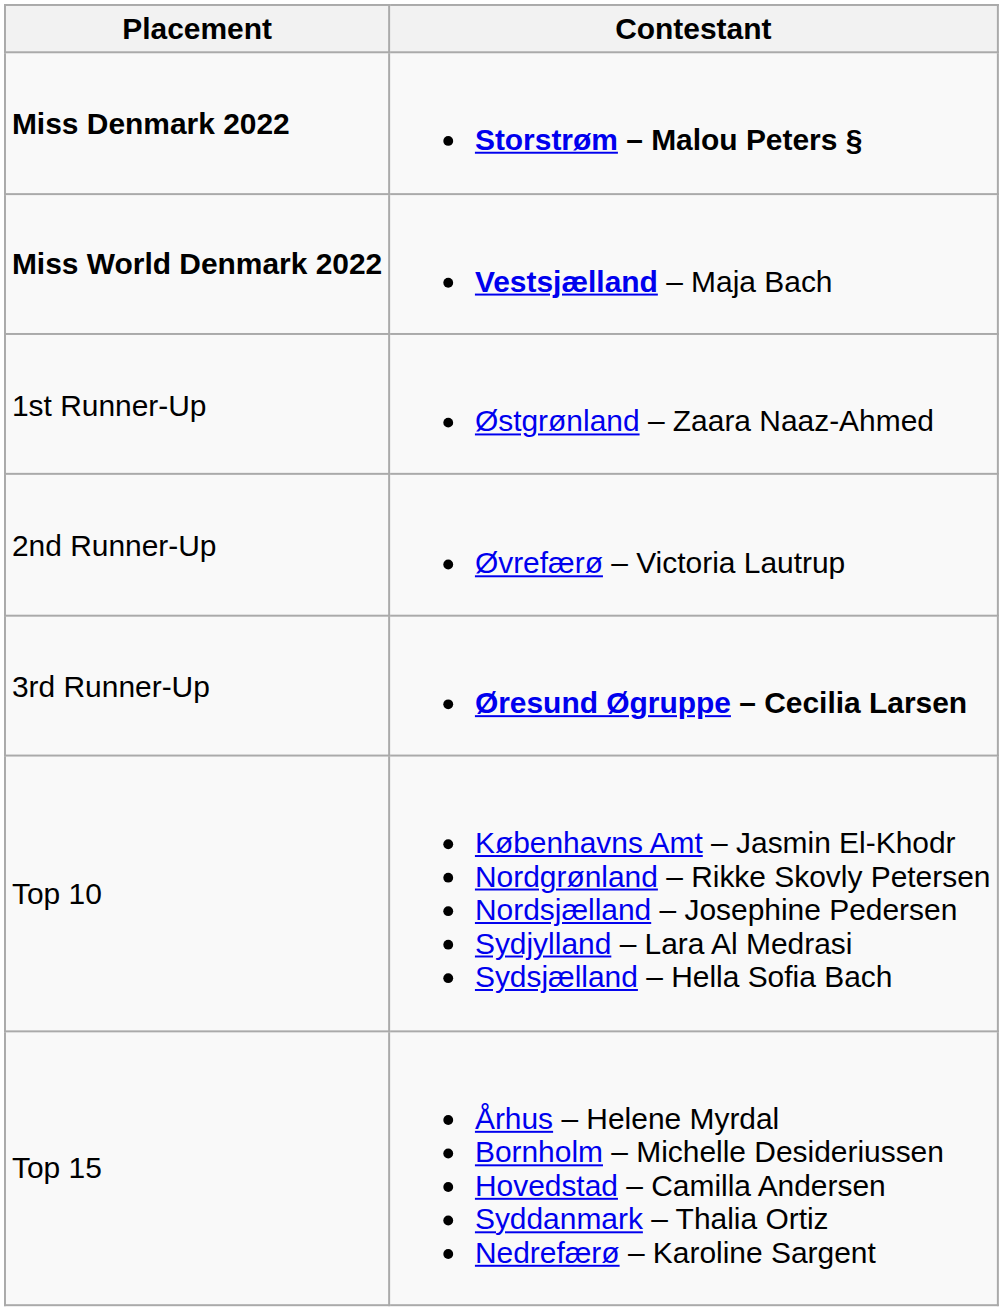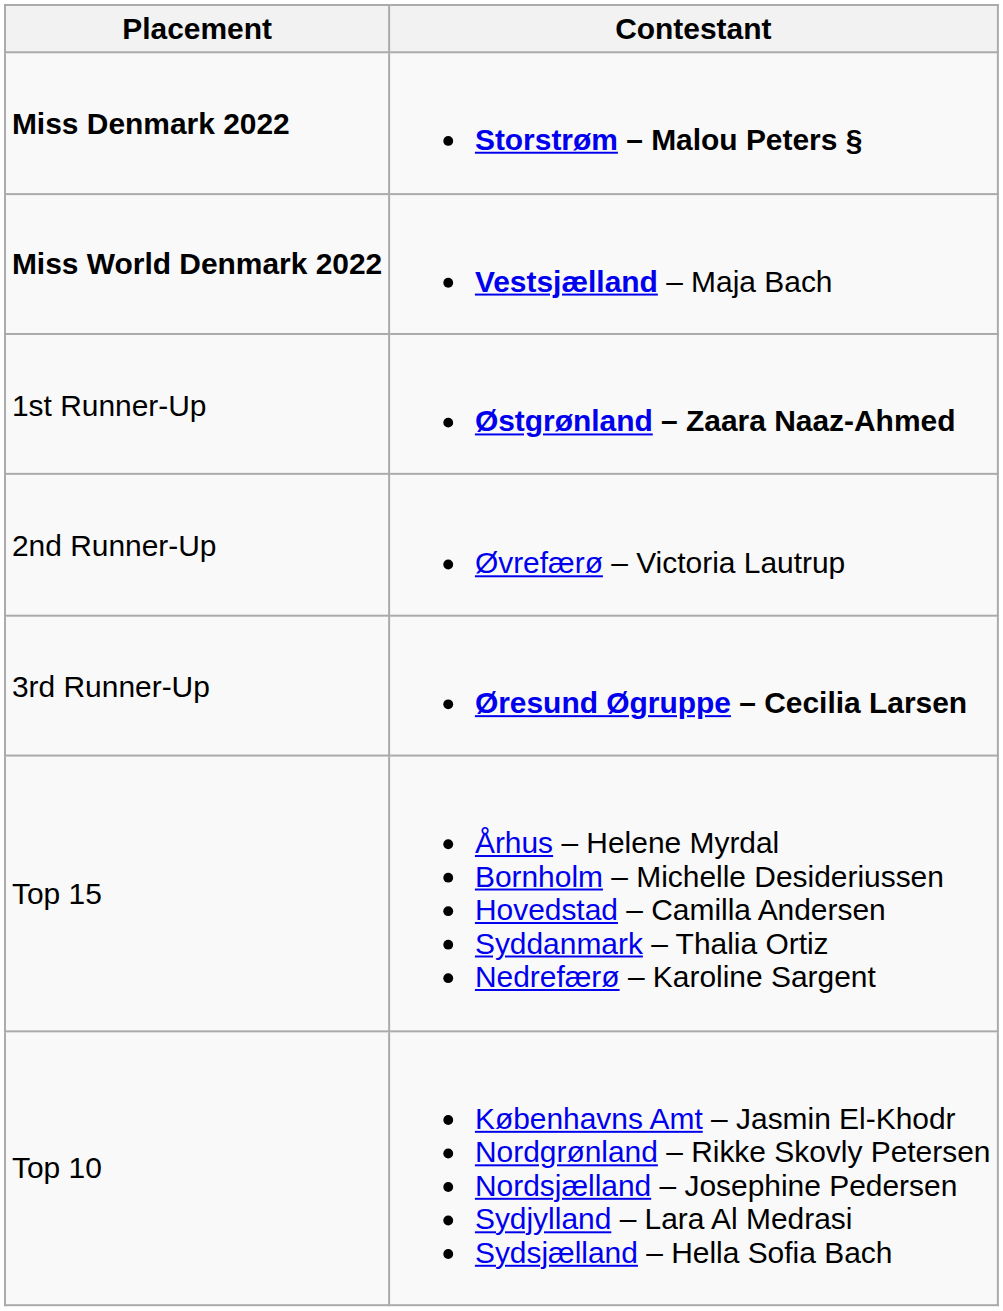(693, 421) normal -> (693, 421) bold
rows swapped: (57, 894) <-> (57, 1168)
